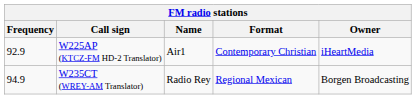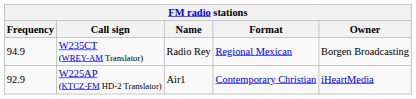rows swapped: (110, 51) <-> (101, 79)
